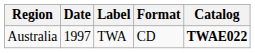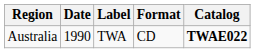(77, 36) 1997 -> (77, 36) 1990
